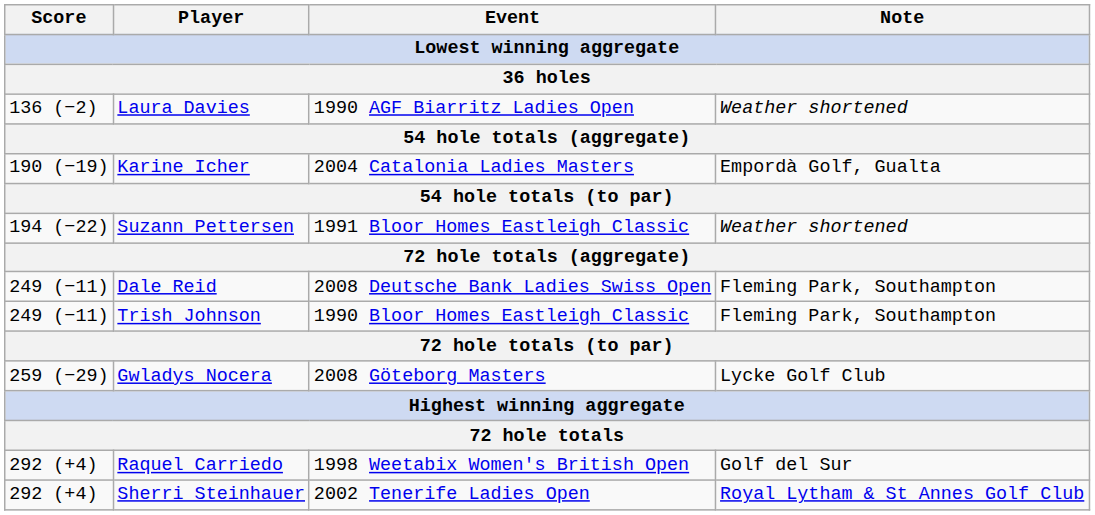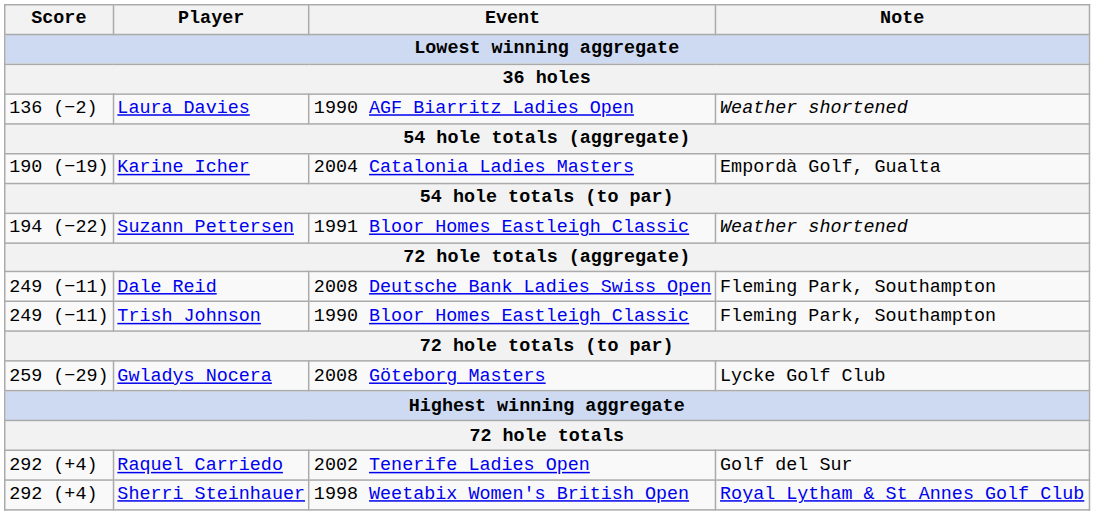(501, 466) 1998 Weetabix Women's British Open -> (452, 466) 2002 Tenerife Ladies Open
(452, 495) 2002 Tenerife Ladies Open -> (501, 495) 1998 Weetabix Women's British Open
